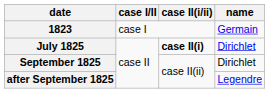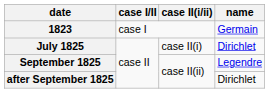(183, 46) bold -> (182, 46) normal
(237, 63) Dirichlet -> (240, 63) Legendre
(240, 79) Legendre -> (237, 79) Dirichlet
